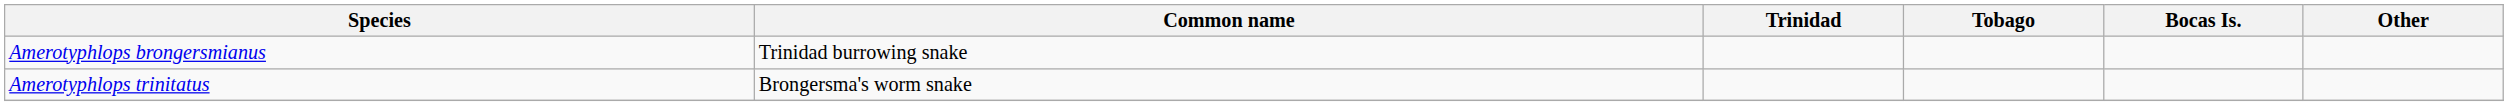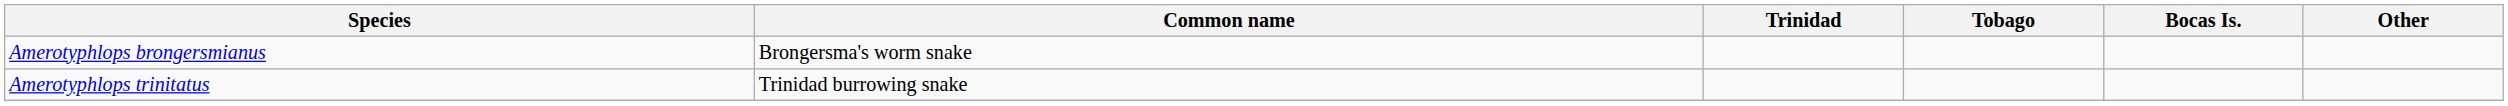(863, 52) Trinidad burrowing snake -> (865, 52) Brongersma's worm snake
(865, 84) Brongersma's worm snake -> (863, 84) Trinidad burrowing snake
